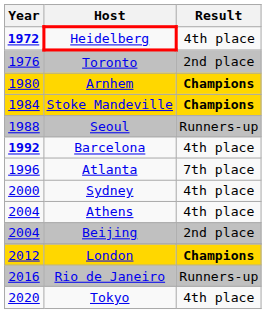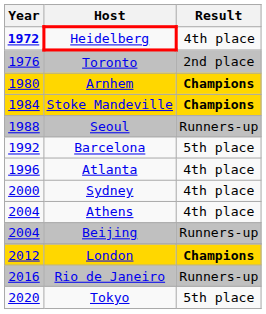(24, 148) bold -> (24, 148) normal
(219, 148) 4th place -> (219, 148) 5th place
(219, 169) 7th place -> (219, 169) 4th place
(219, 233) 2nd place -> (219, 233) Runners-up
(219, 297) 4th place -> (219, 297) 5th place
